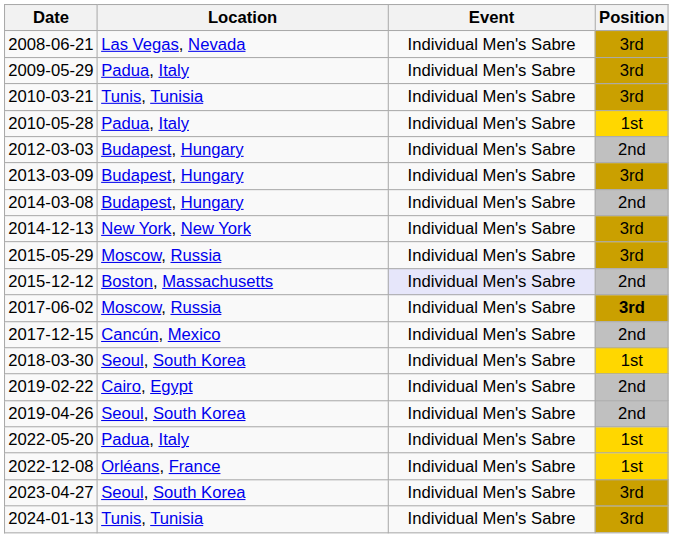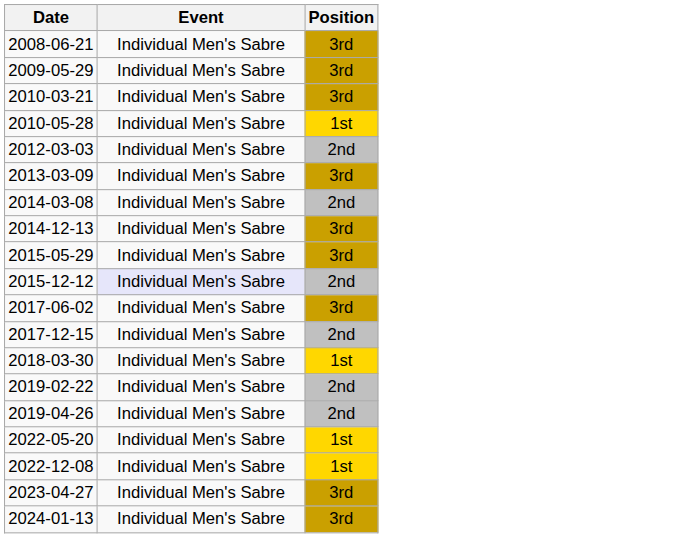- column: (243, 17)
(632, 307) bold -> (341, 307) normal
